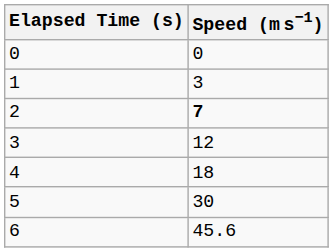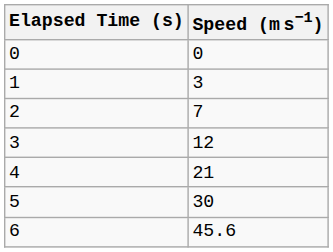(198, 113) bold -> (198, 113) normal
(203, 173) 18 -> (203, 173) 21
